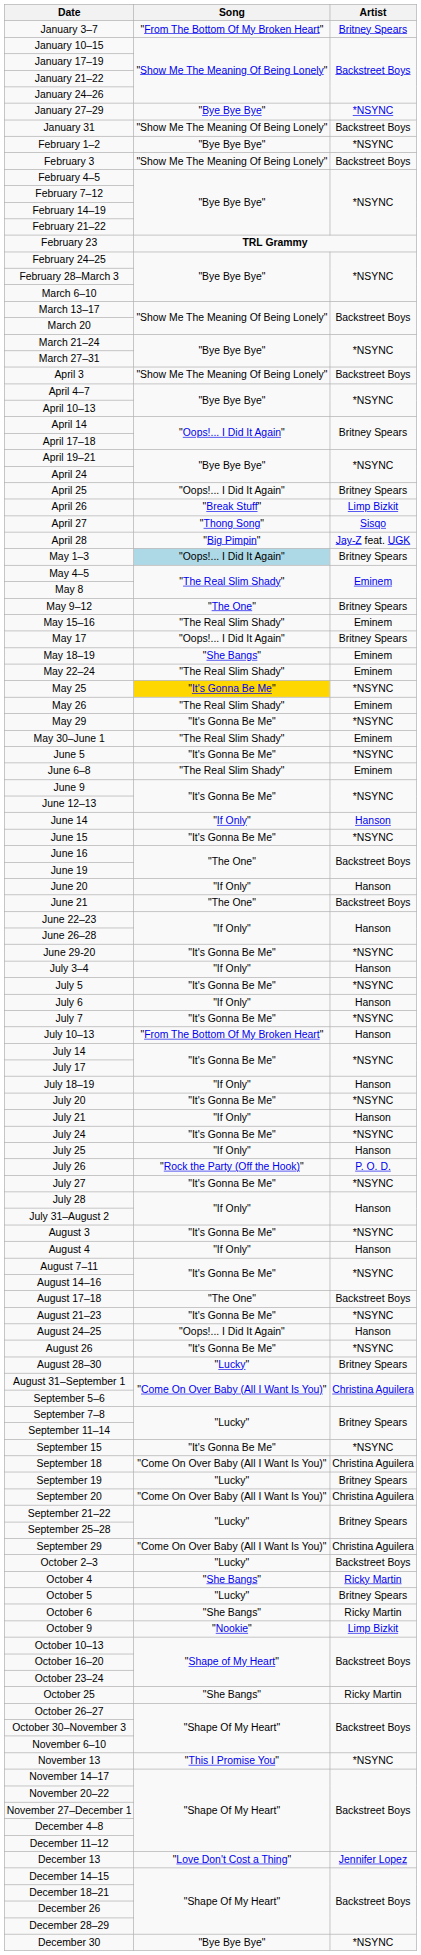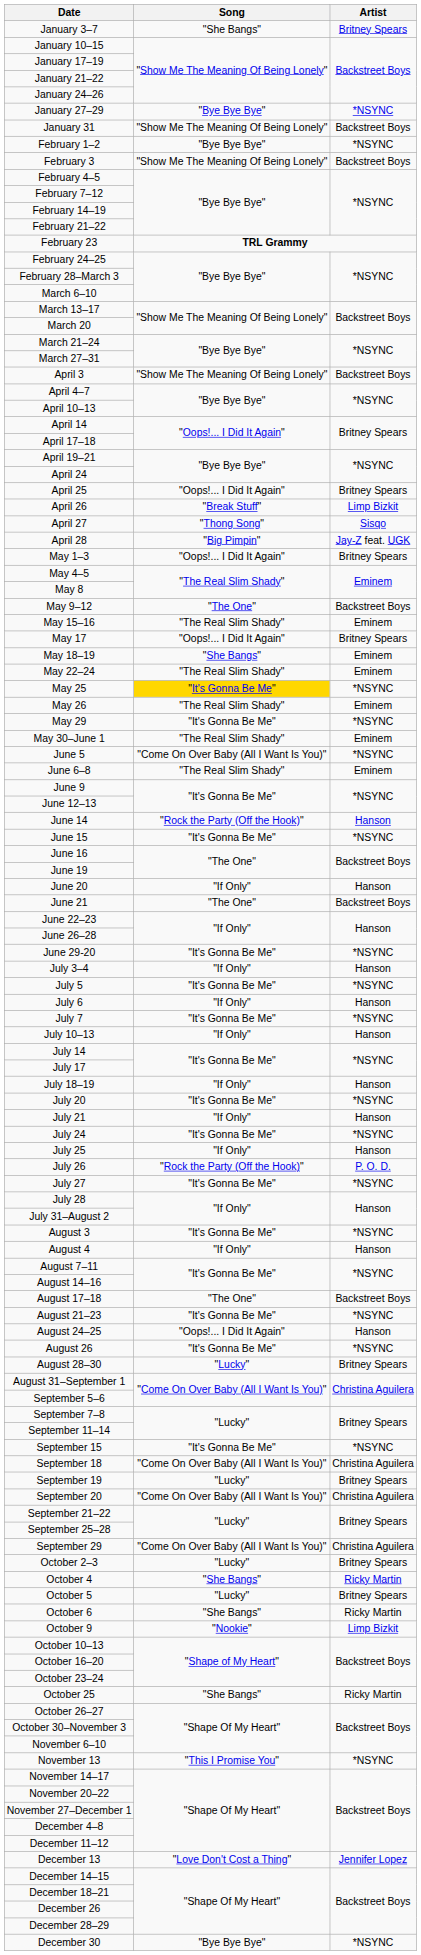(232, 29) "From The Bottom Of My Broken Heart" -> (232, 29) "She Bangs"
(232, 557) lightblue background -> (232, 557) no background
(373, 606) Britney Spears -> (373, 606) Backstreet Boys
(232, 754) "It's Gonna Be Me" -> (232, 754) "Come On Over Baby (All I Want Is You)"
(232, 820) "If Only" -> (232, 820) "Rock the Party (Off the Hook)"
(232, 1035) "From The Bottom Of My Broken Heart" -> (232, 1035) "If Only"
(373, 1563) Backstreet Boys -> (373, 1563) Britney Spears
